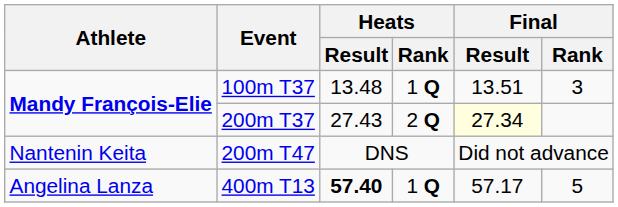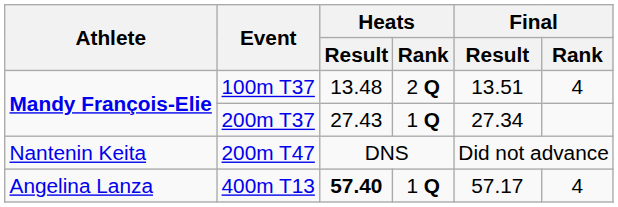(423, 87) 1 Q -> (423, 87) 2 Q
(577, 87) 3 -> (577, 87) 4
(423, 120) 2 Q -> (423, 120) 1 Q
(497, 120) lightyellow background -> (497, 120) no background
(577, 186) 5 -> (577, 186) 4
